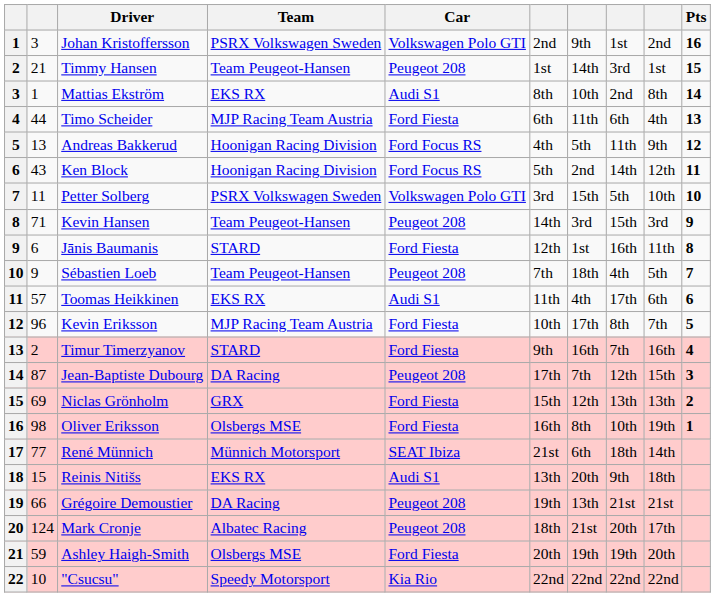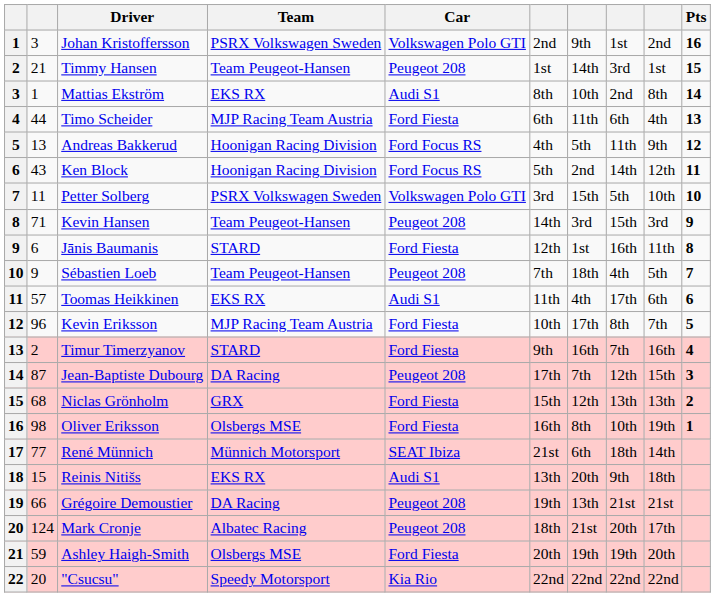(39, 400) 69 -> (39, 400) 68
(39, 579) 10 -> (39, 579) 20
